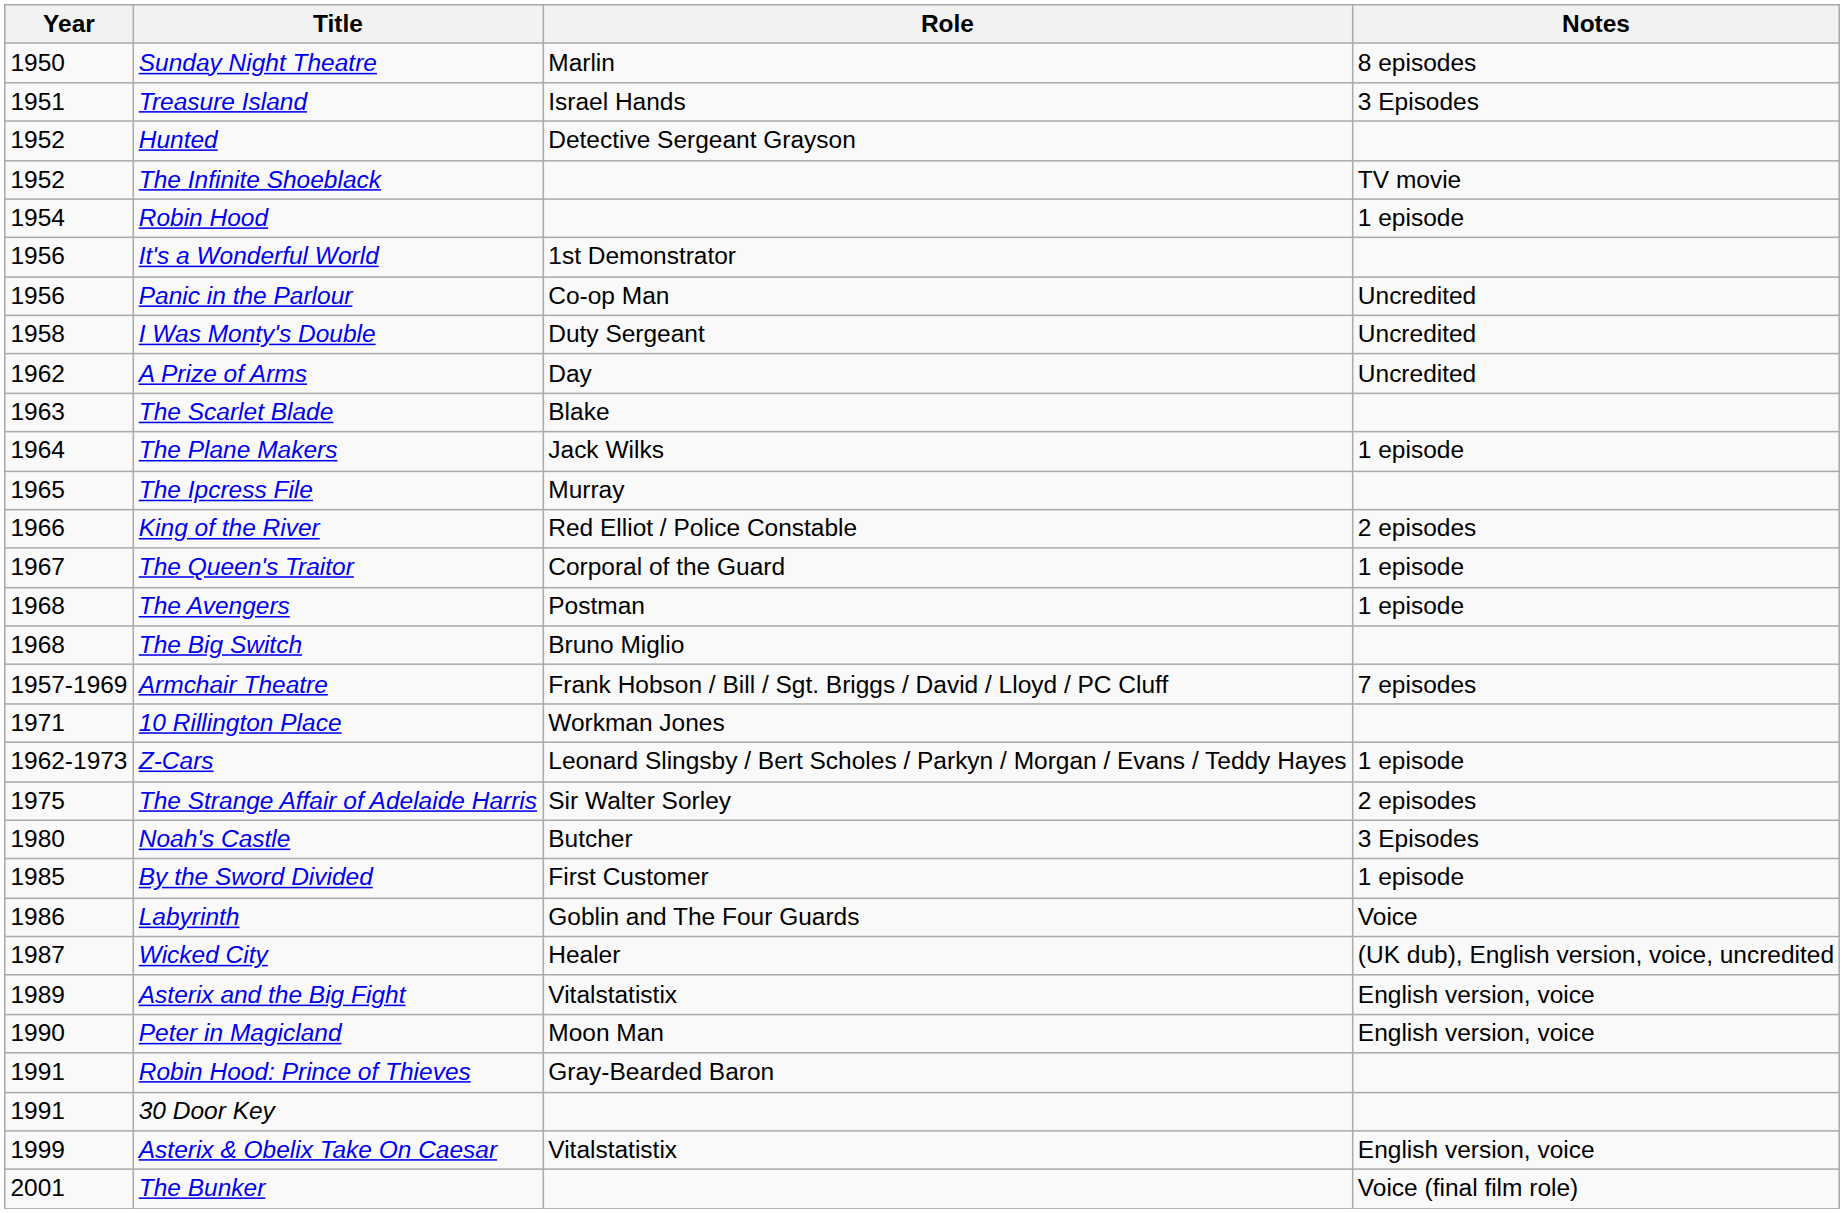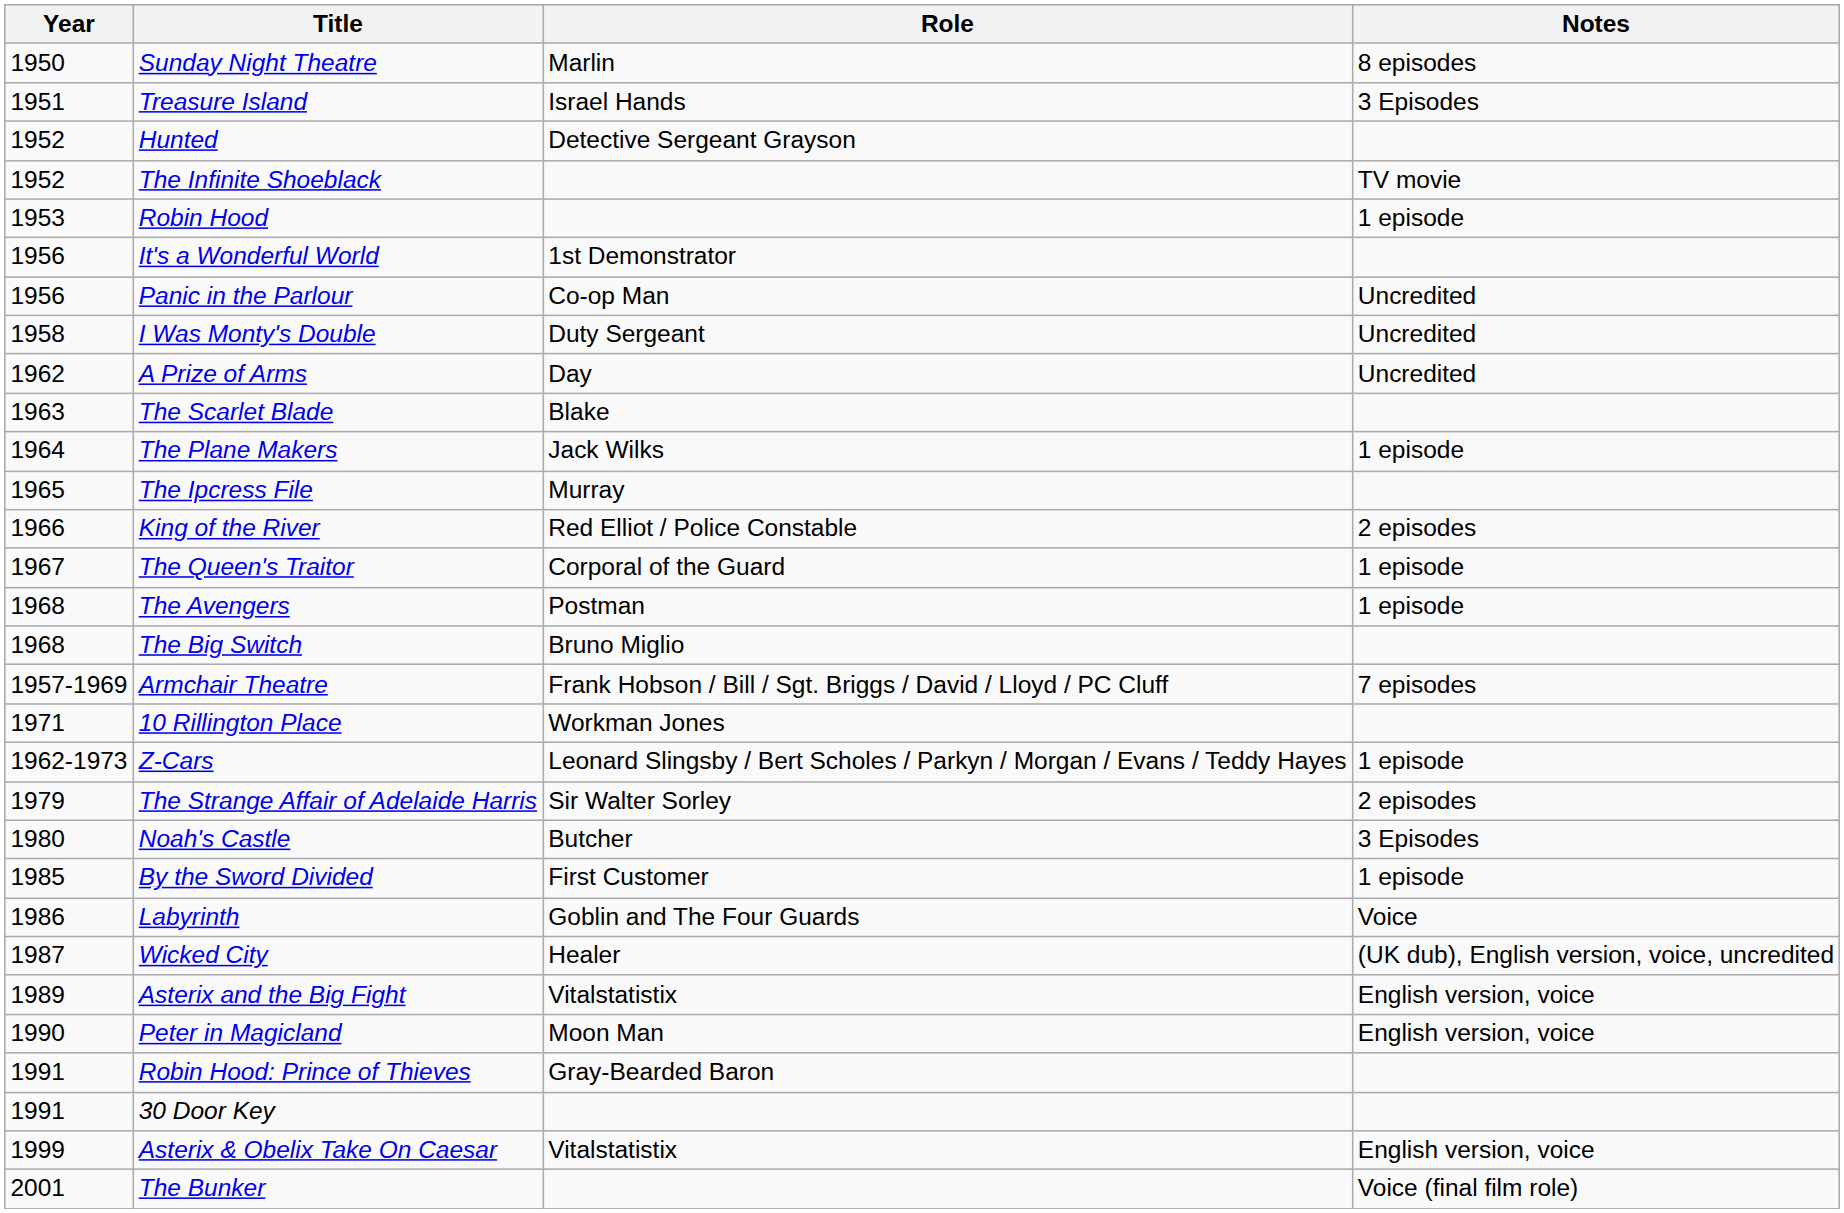(38, 218) 1954 -> (38, 218) 1953
(38, 800) 1975 -> (38, 800) 1979
